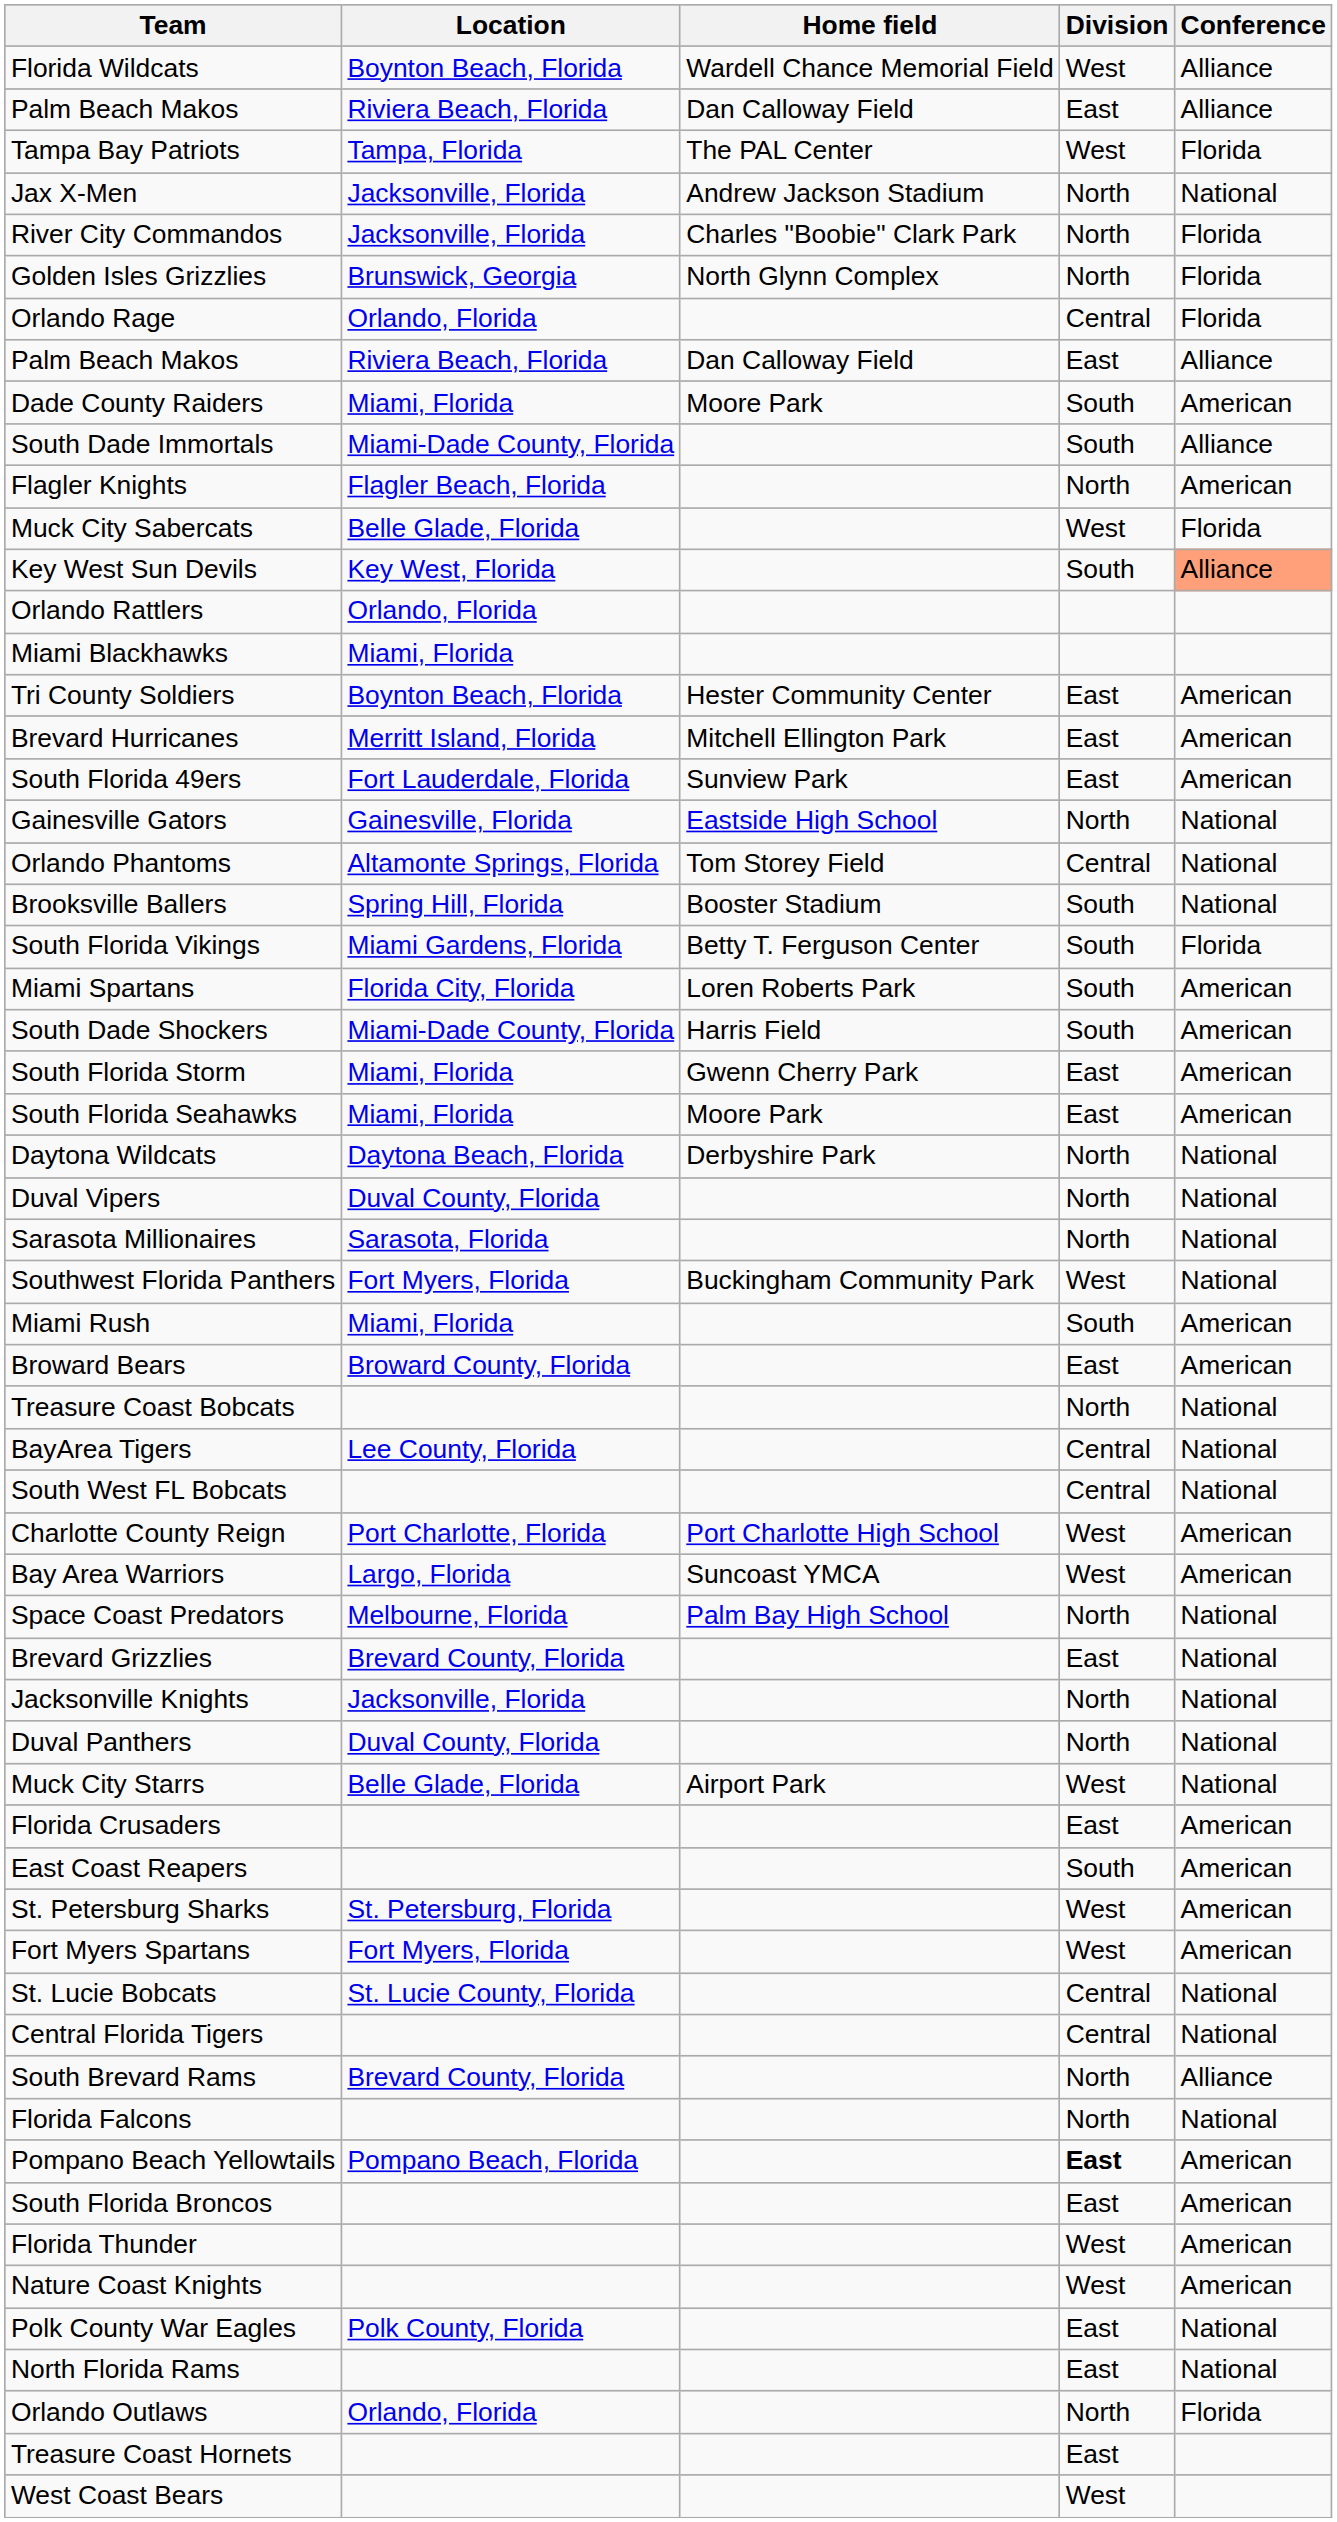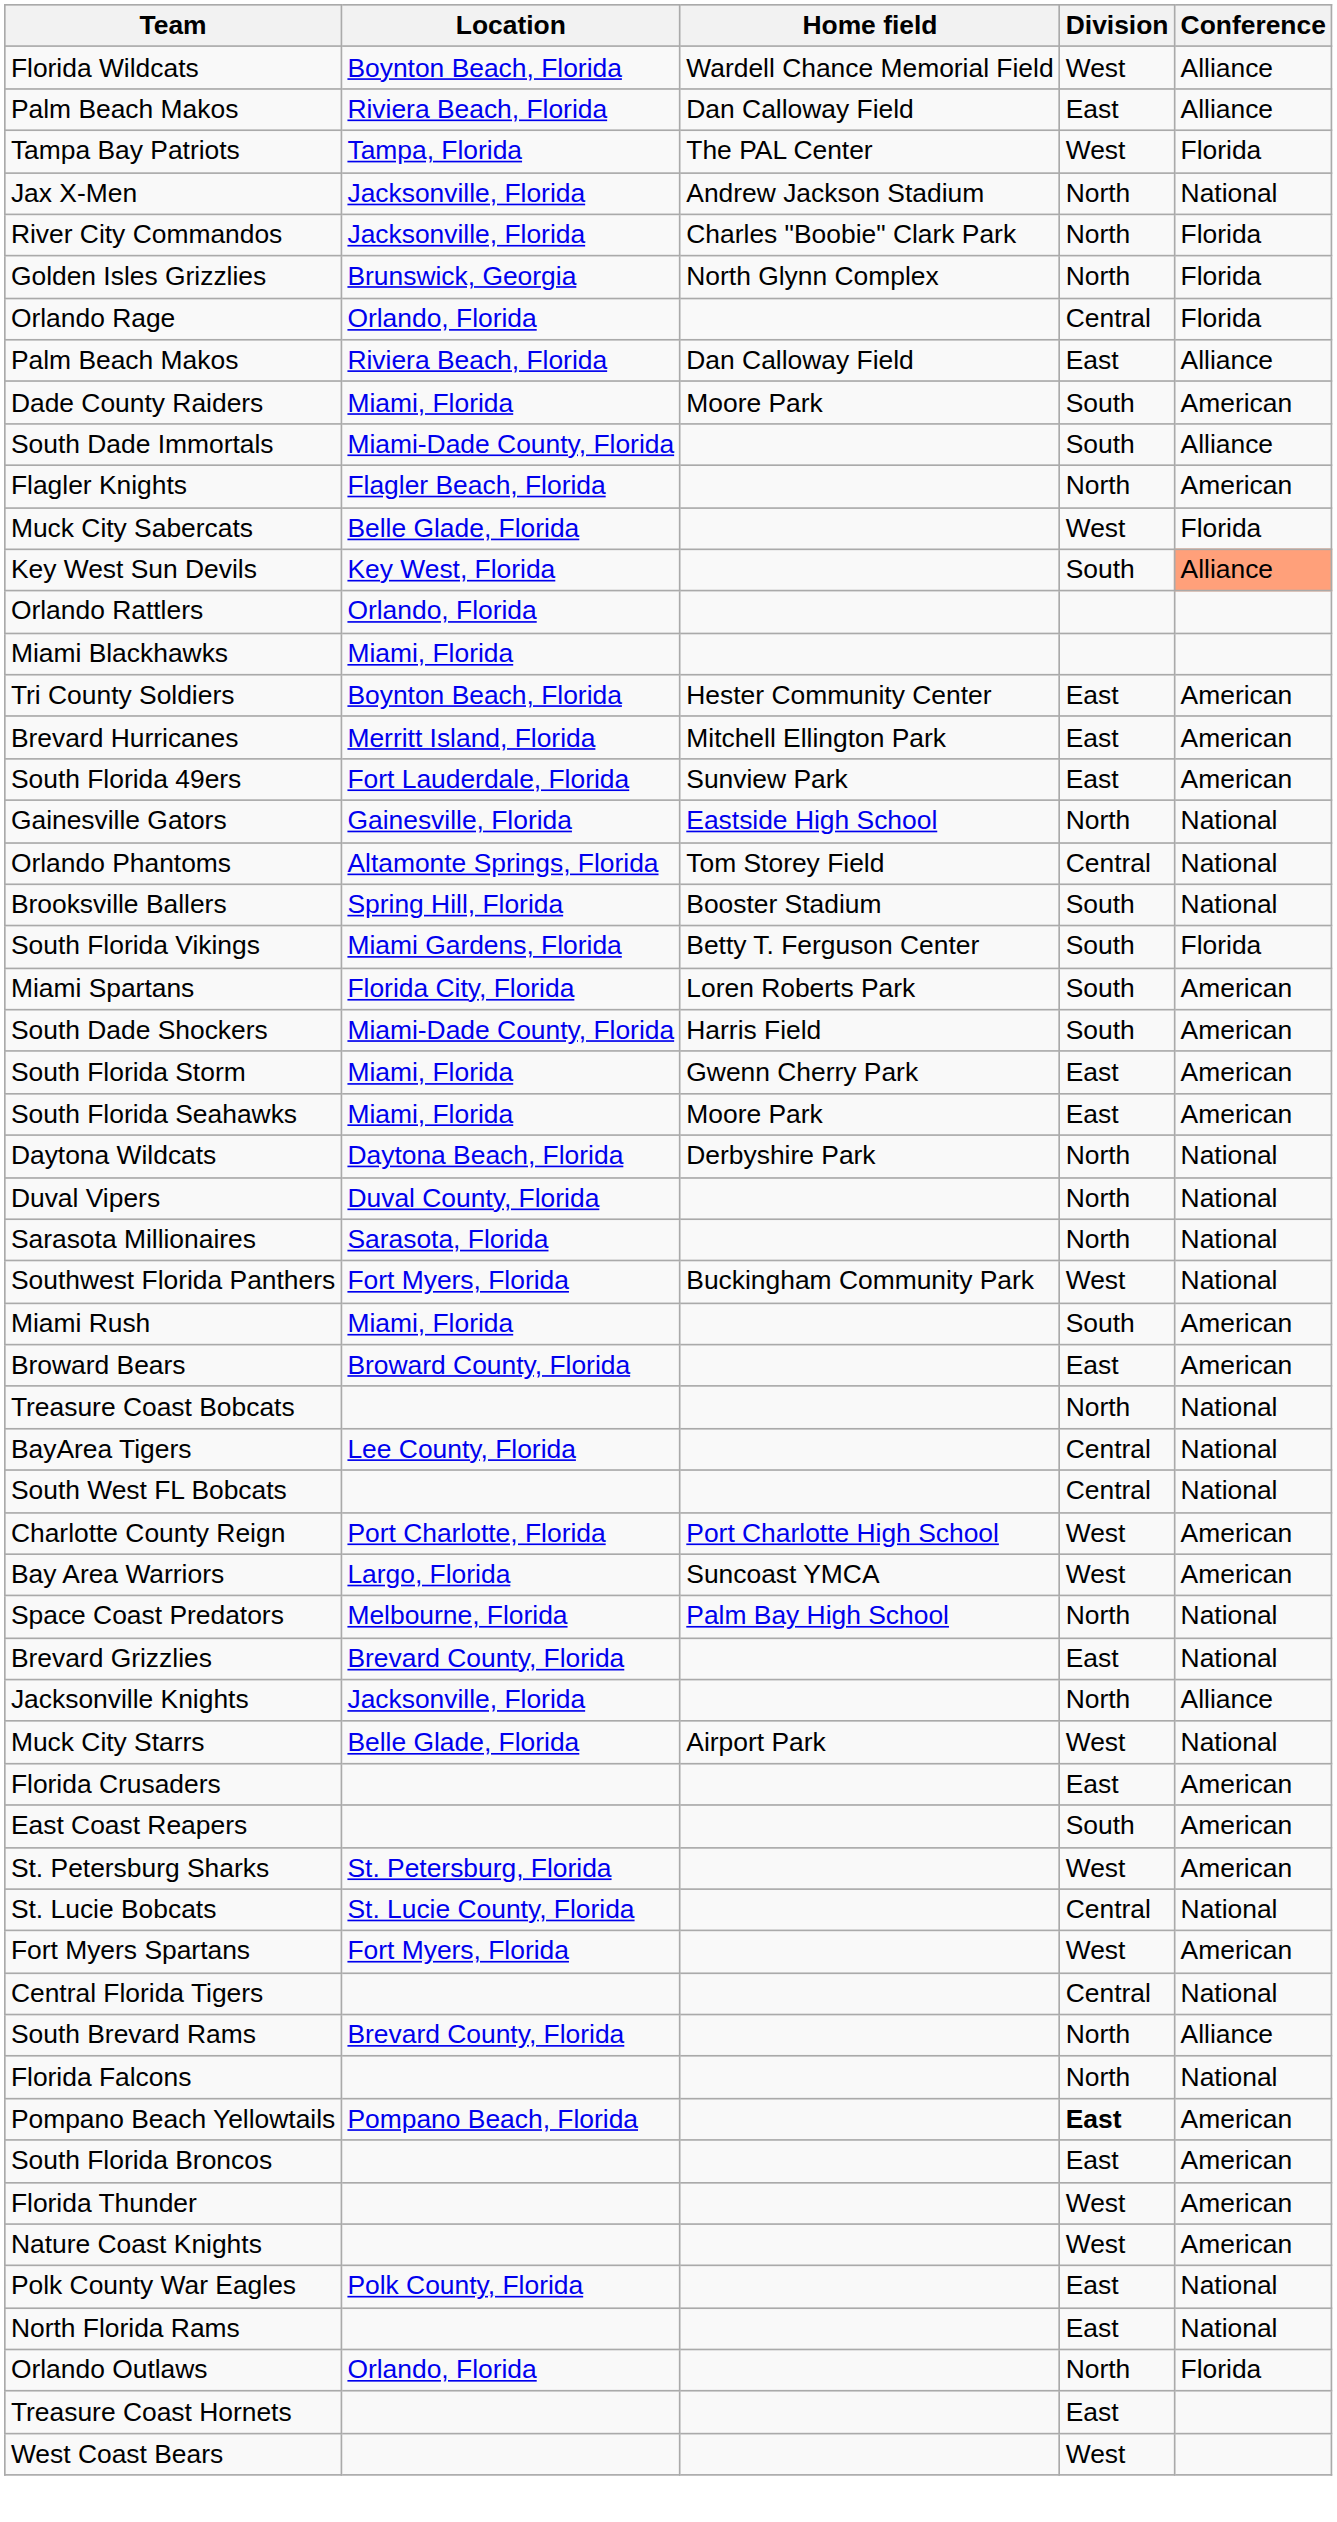(1229, 1700) National -> (1227, 1700) Alliance
- row: (101, 1742)
rows swapped: (130, 1951) <-> (114, 1993)
